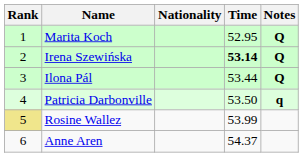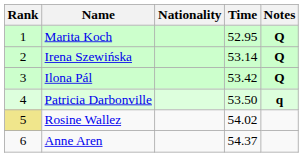(243, 57) bold -> (243, 57) normal
(243, 78) 53.44 -> (243, 78) 53.42
(243, 120) 53.99 -> (243, 120) 54.02
